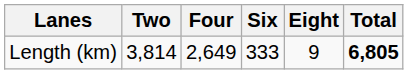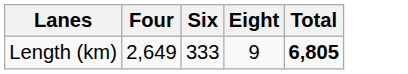- column: (151, 20)
